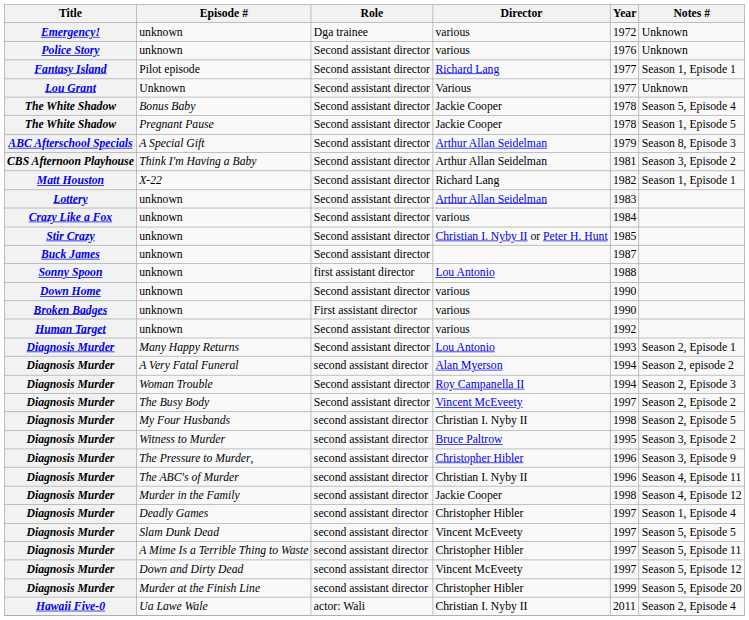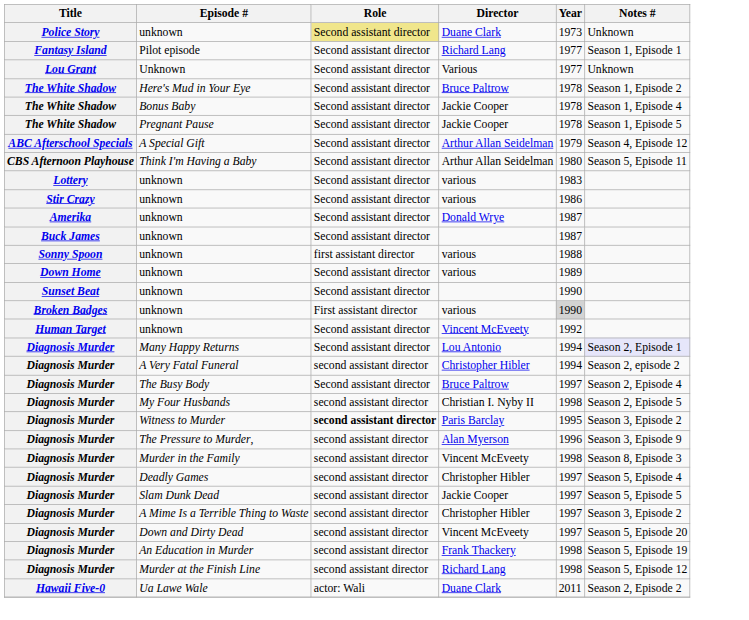- row: (70, 32)
(372, 50) no background -> (372, 32) khaki background
(453, 50) various -> (471, 32) Duane Clark
(625, 50) 1976 -> (570, 32) 1973
+ row: (70, 87)
(689, 106) Season 5, Episode 4 -> (634, 106) Season 1, Episode 4
(689, 143) Season 8, Episode 3 -> (637, 143) Season 4, Episode 12
(625, 161) 1981 -> (570, 161) 1980
(689, 161) Season 3, Episode 2 -> (637, 161) Season 5, Episode 11
- row: (70, 180)
(491, 198) Arthur Allan Seidelman -> (459, 180) various
- row: (70, 217)
(522, 236) Christian I. Nyby II or Peter H. Hunt -> (459, 198) various
(625, 236) 1985 -> (570, 198) 1986
+ row: (70, 217)
(465, 273) Lou Antonio -> (459, 254) various
(625, 291) 1990 -> (570, 273) 1989
+ row: (70, 291)
(625, 310) no background -> (570, 310) lightgrey background
(453, 328) various -> (485, 328) Vincent McEveety
(625, 347) 1993 -> (570, 347) 1994
(689, 347) no background -> (634, 347) lavender background
(469, 365) Alan Myerson -> (486, 365) Christopher Hibler
- row: (70, 384)
(479, 402) Vincent McEveety -> (475, 384) Bruce Paltrow
(689, 402) Season 2, Episode 2 -> (634, 384) Season 2, Episode 4
(371, 439) normal -> (375, 421) bold
(469, 439) Bruce Paltrow -> (473, 421) Paris Barclay
(479, 458) Christopher Hibler -> (475, 439) Alan Myerson
- row: (70, 476)
(469, 495) Jackie Cooper -> (485, 458) Vincent McEveety
(692, 495) Season 4, Episode 12 -> (634, 458) Season 8, Episode 3
(689, 513) Season 1, Episode 4 -> (634, 476) Season 5, Episode 4
(479, 532) Vincent McEveety -> (475, 495) Jackie Cooper
(692, 550) Season 5, Episode 11 -> (634, 513) Season 3, Episode 2
(692, 569) Season 5, Episode 12 -> (637, 532) Season 5, Episode 20
+ row: (70, 550)
(479, 587) Christopher Hibler -> (474, 569) Richard Lang
(625, 587) 1999 -> (570, 569) 1998
(692, 587) Season 5, Episode 20 -> (637, 569) Season 5, Episode 12
(481, 606) Christian I. Nyby II -> (471, 587) Duane Clark
(689, 606) Season 2, Episode 4 -> (634, 587) Season 2, Episode 2
